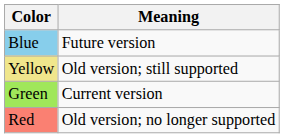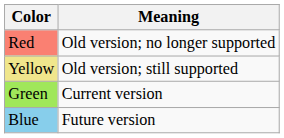rows swapped: (21, 119) <-> (23, 42)
